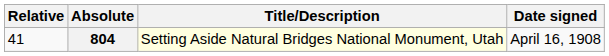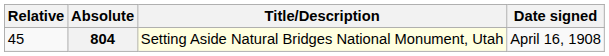(16, 39) 41 -> (16, 39) 45
